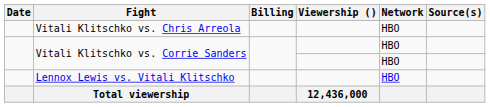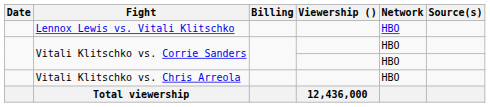rows swapped: (19, 78) <-> (19, 29)
